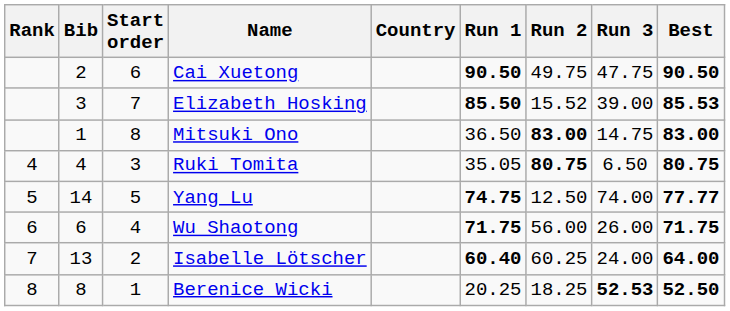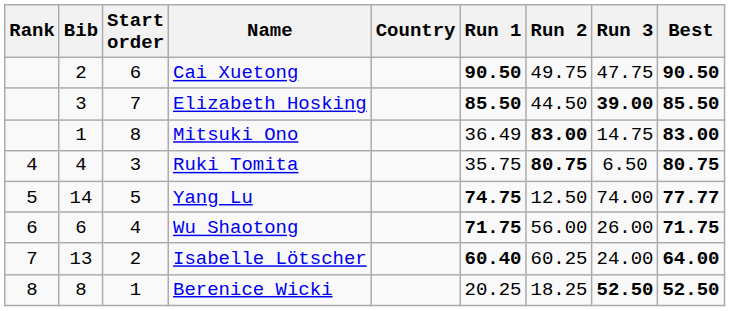(559, 104) 15.52 -> (559, 104) 44.50
(625, 104) normal -> (625, 104) bold
(691, 104) 85.53 -> (691, 104) 85.50
(493, 135) 36.50 -> (493, 135) 36.49
(493, 166) 35.05 -> (493, 166) 35.75
(625, 290) 52.53 -> (625, 290) 52.50
